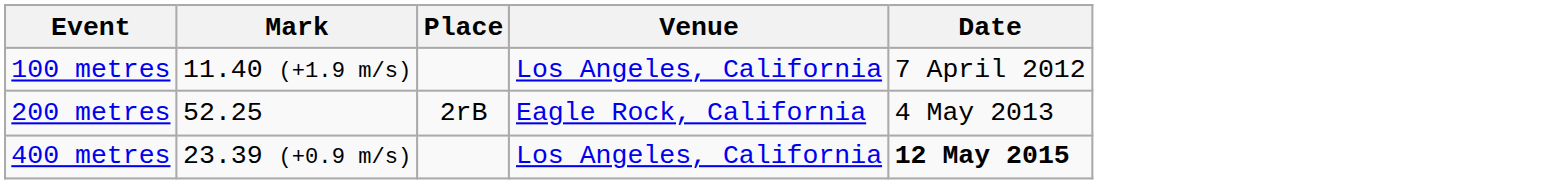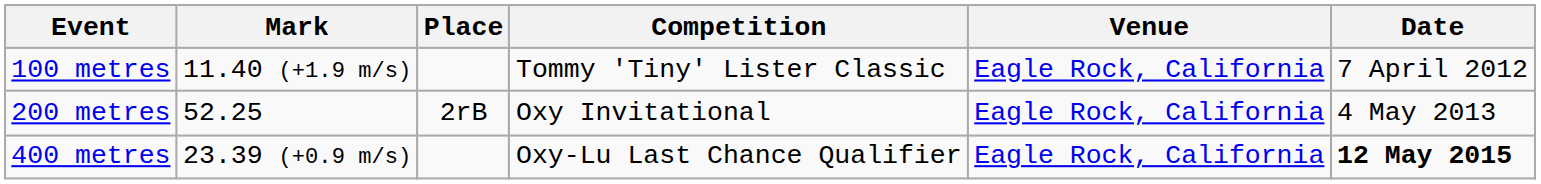+ column: (739, 27)
(699, 70) Los Angeles, California -> (1149, 70) Eagle Rock, California
(699, 156) Los Angeles, California -> (1149, 156) Eagle Rock, California
